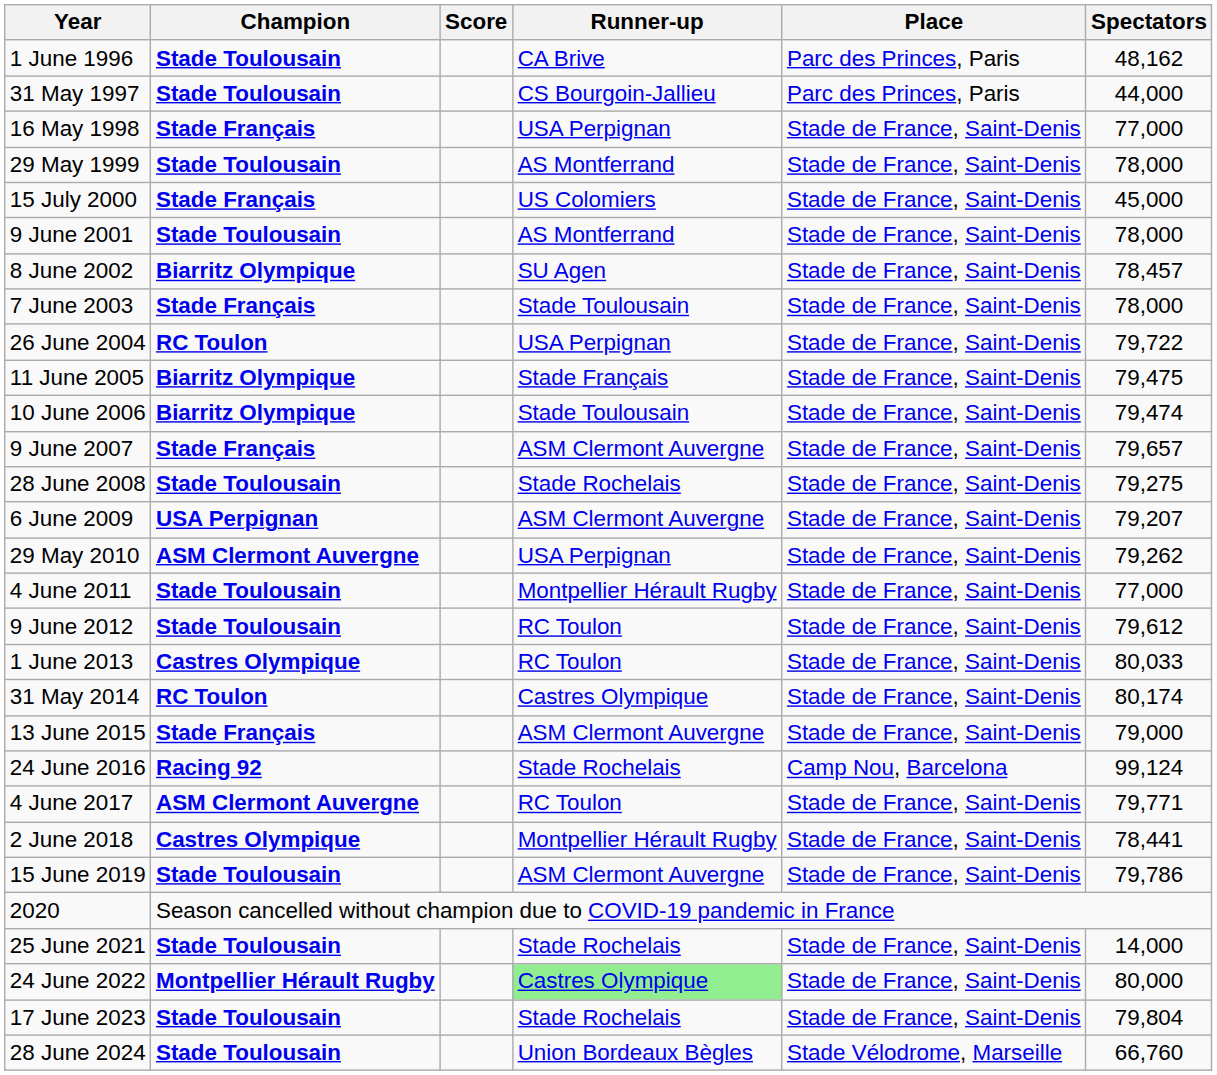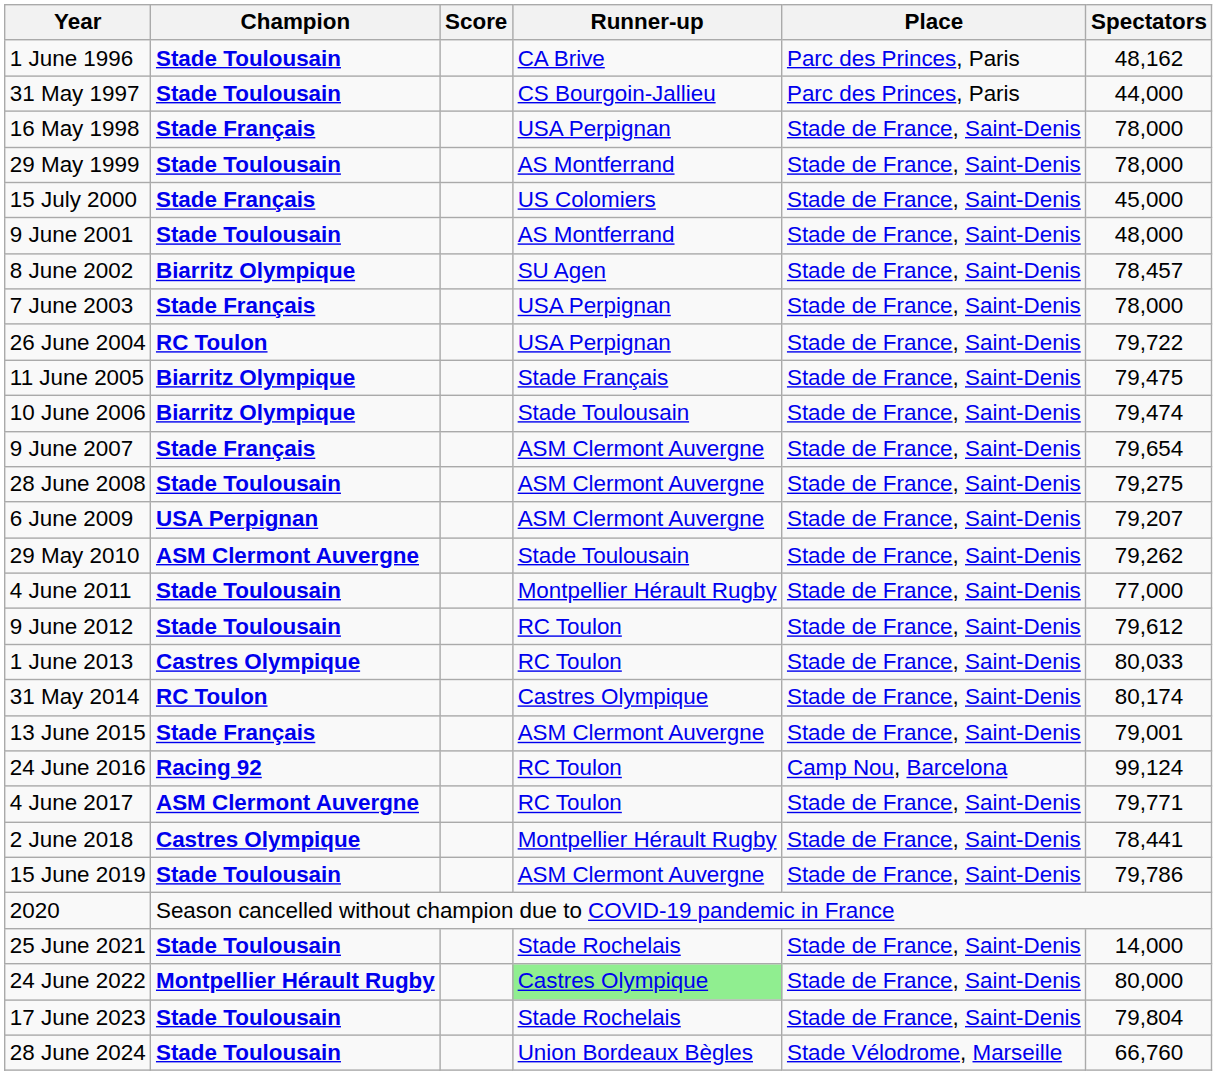(1149, 128) 77,000 -> (1149, 128) 78,000
(1149, 235) 78,000 -> (1149, 235) 48,000
(603, 306) Stade Toulousain -> (594, 306) USA Perpignan
(1149, 448) 79,657 -> (1149, 448) 79,654
(599, 484) Stade Rochelais -> (641, 484) ASM Clermont Auvergne
(594, 555) USA Perpignan -> (603, 555) Stade Toulousain
(1149, 732) 79,000 -> (1149, 732) 79,001
(599, 768) Stade Rochelais -> (570, 768) RC Toulon
